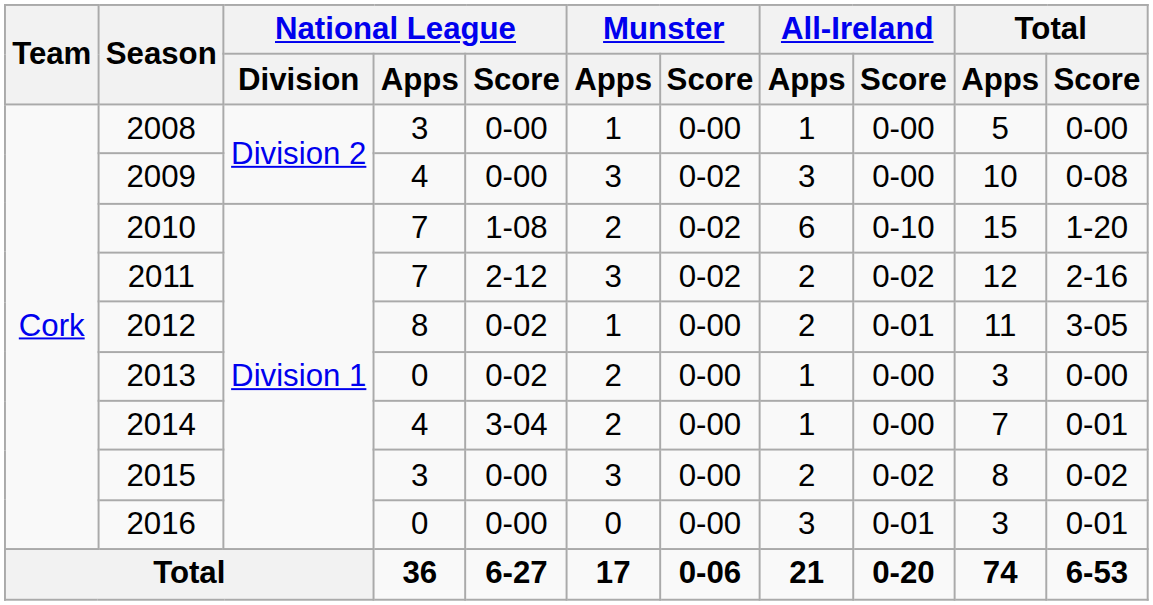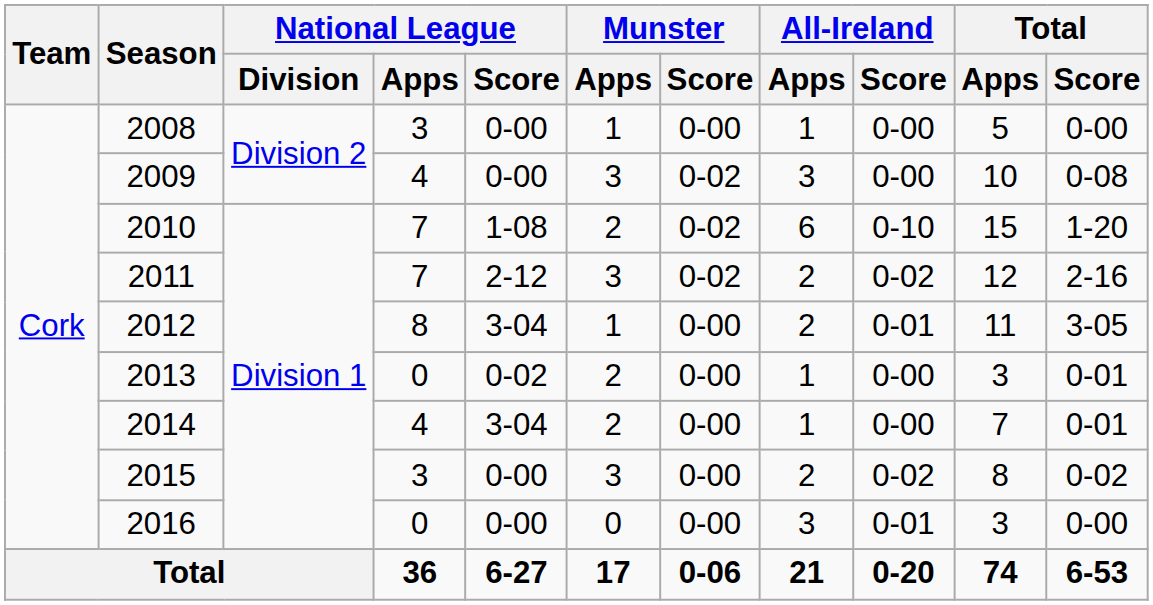(516, 326) 0-02 -> (516, 326) 3-04
(1097, 375) 0-00 -> (1097, 375) 0-01
(1097, 524) 0-01 -> (1097, 524) 0-00
